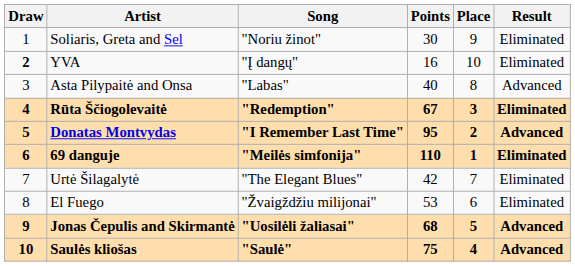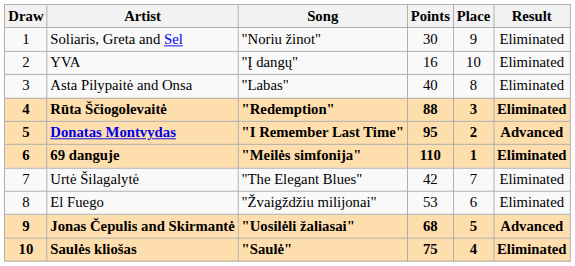(26, 62) bold -> (26, 62) normal
(532, 86) Advanced -> (532, 86) Eliminated
(430, 109) 67 -> (430, 109) 88
(532, 249) Advanced -> (532, 249) Eliminated
